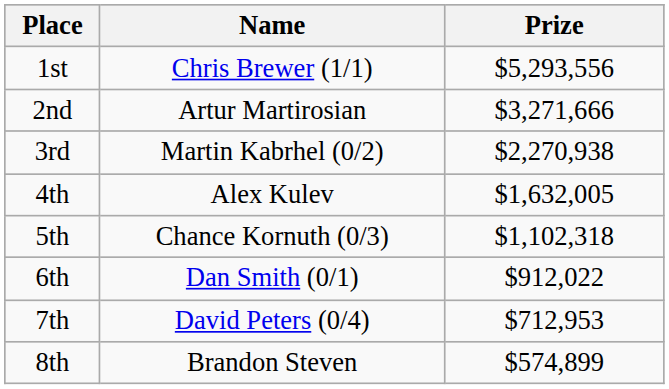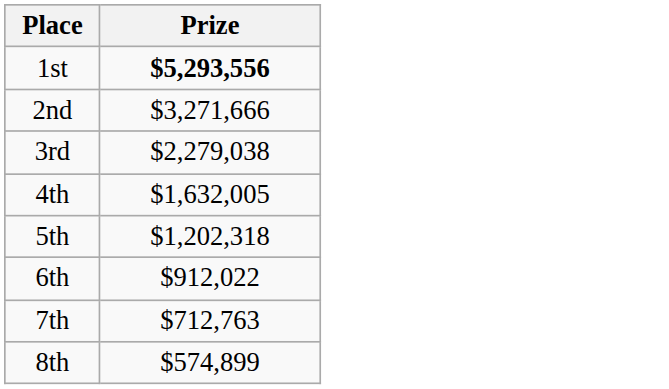- column: (272, 25)
(554, 67) normal -> (210, 67) bold
(554, 151) $2,270,938 -> (210, 151) $2,279,038
(554, 236) $1,102,318 -> (210, 236) $1,202,318
(554, 320) $712,953 -> (210, 320) $712,763
